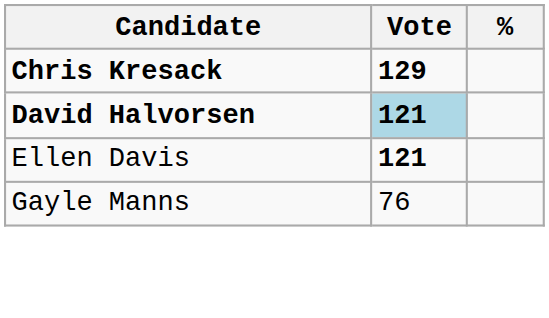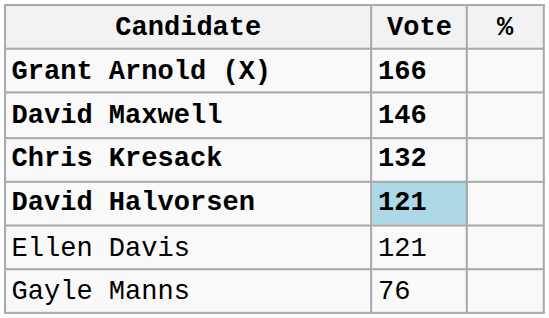+ row: (141, 71)
+ row: (117, 115)
(402, 71) 129 -> (402, 159) 132
(402, 159) bold -> (402, 247) normal
